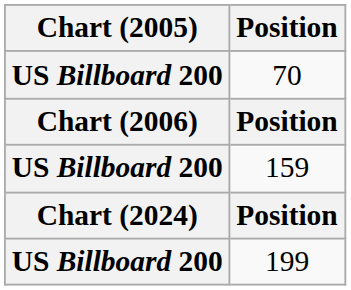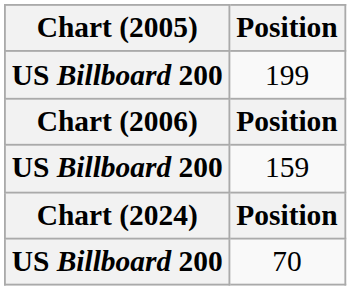rows swapped: (287, 74) <-> (287, 261)
